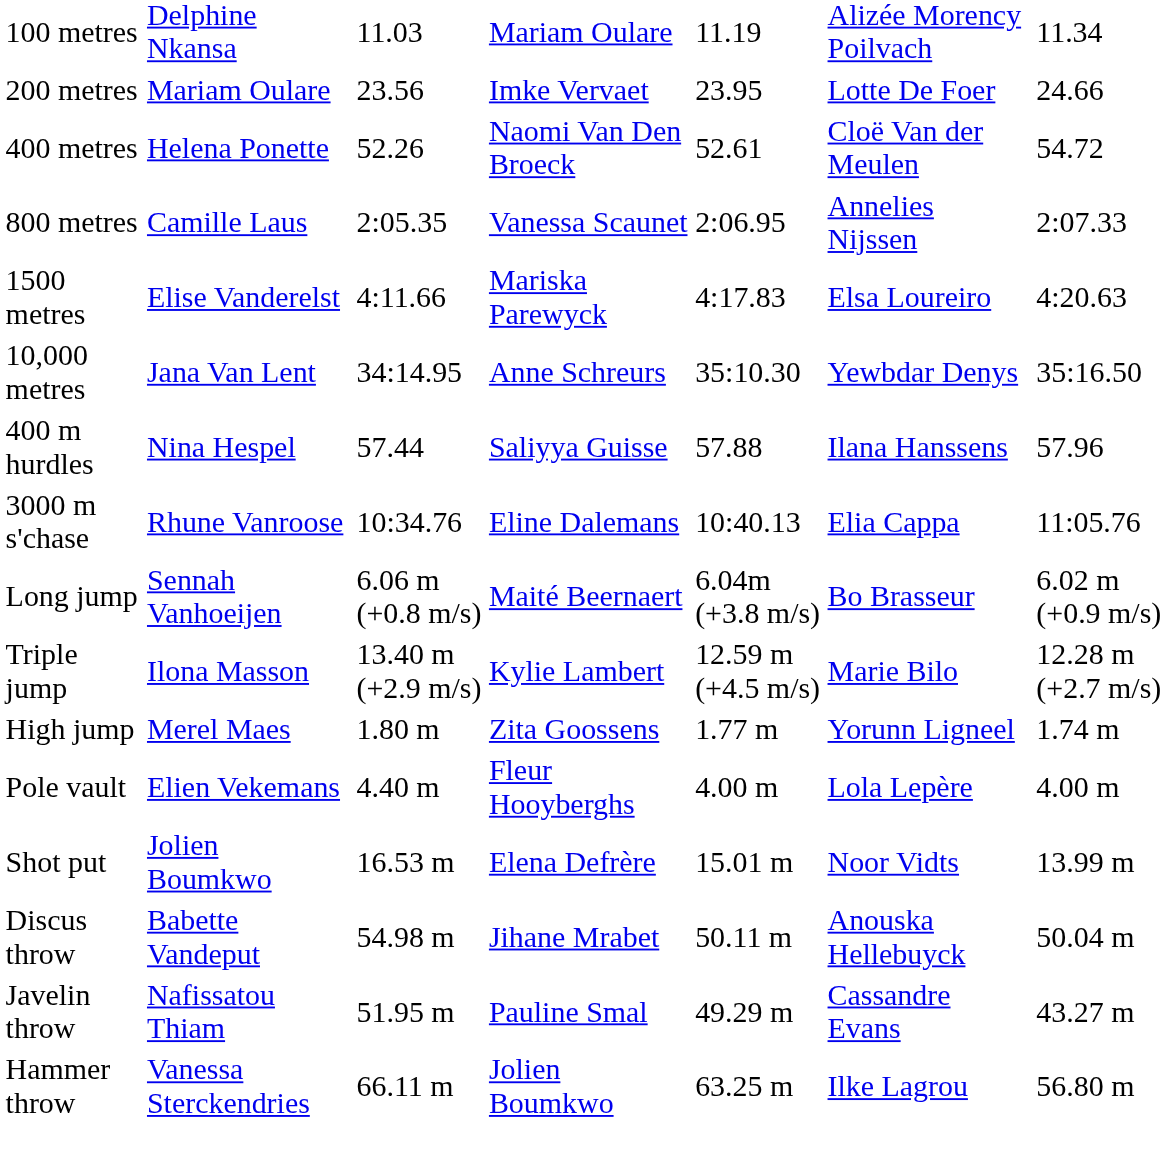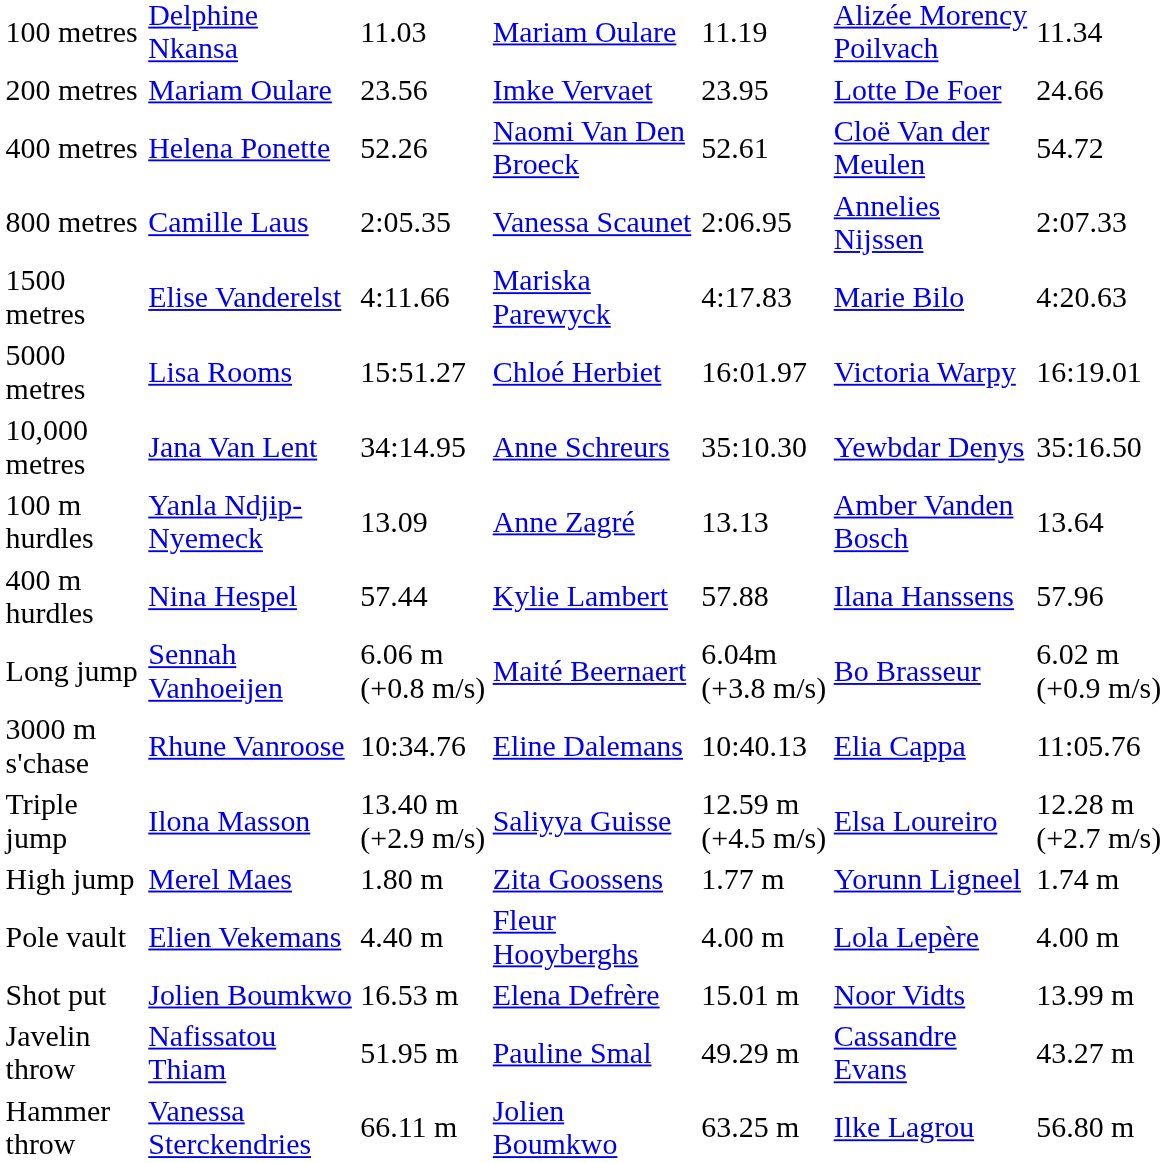(909, 297) Elsa Loureiro -> (899, 297) Marie Bilo
+ row: (45, 372)
+ row: (50, 521)
(578, 446) Saliyya Guisse -> (580, 596) Kylie Lambert
rows swapped: (51, 521) <-> (72, 596)
(577, 671) Kylie Lambert -> (582, 820) Saliyya Guisse
(893, 671) Marie Bilo -> (916, 820) Elsa Loureiro
- row: (46, 936)
